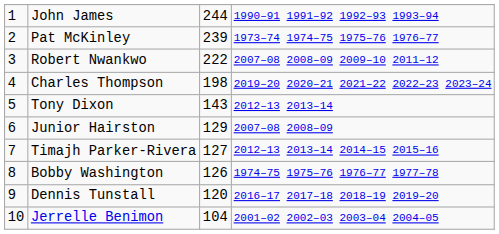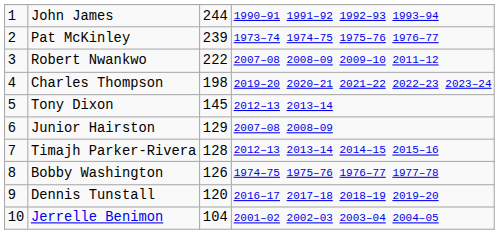(215, 106) 143 -> (215, 106) 145
(215, 151) 127 -> (215, 151) 128
